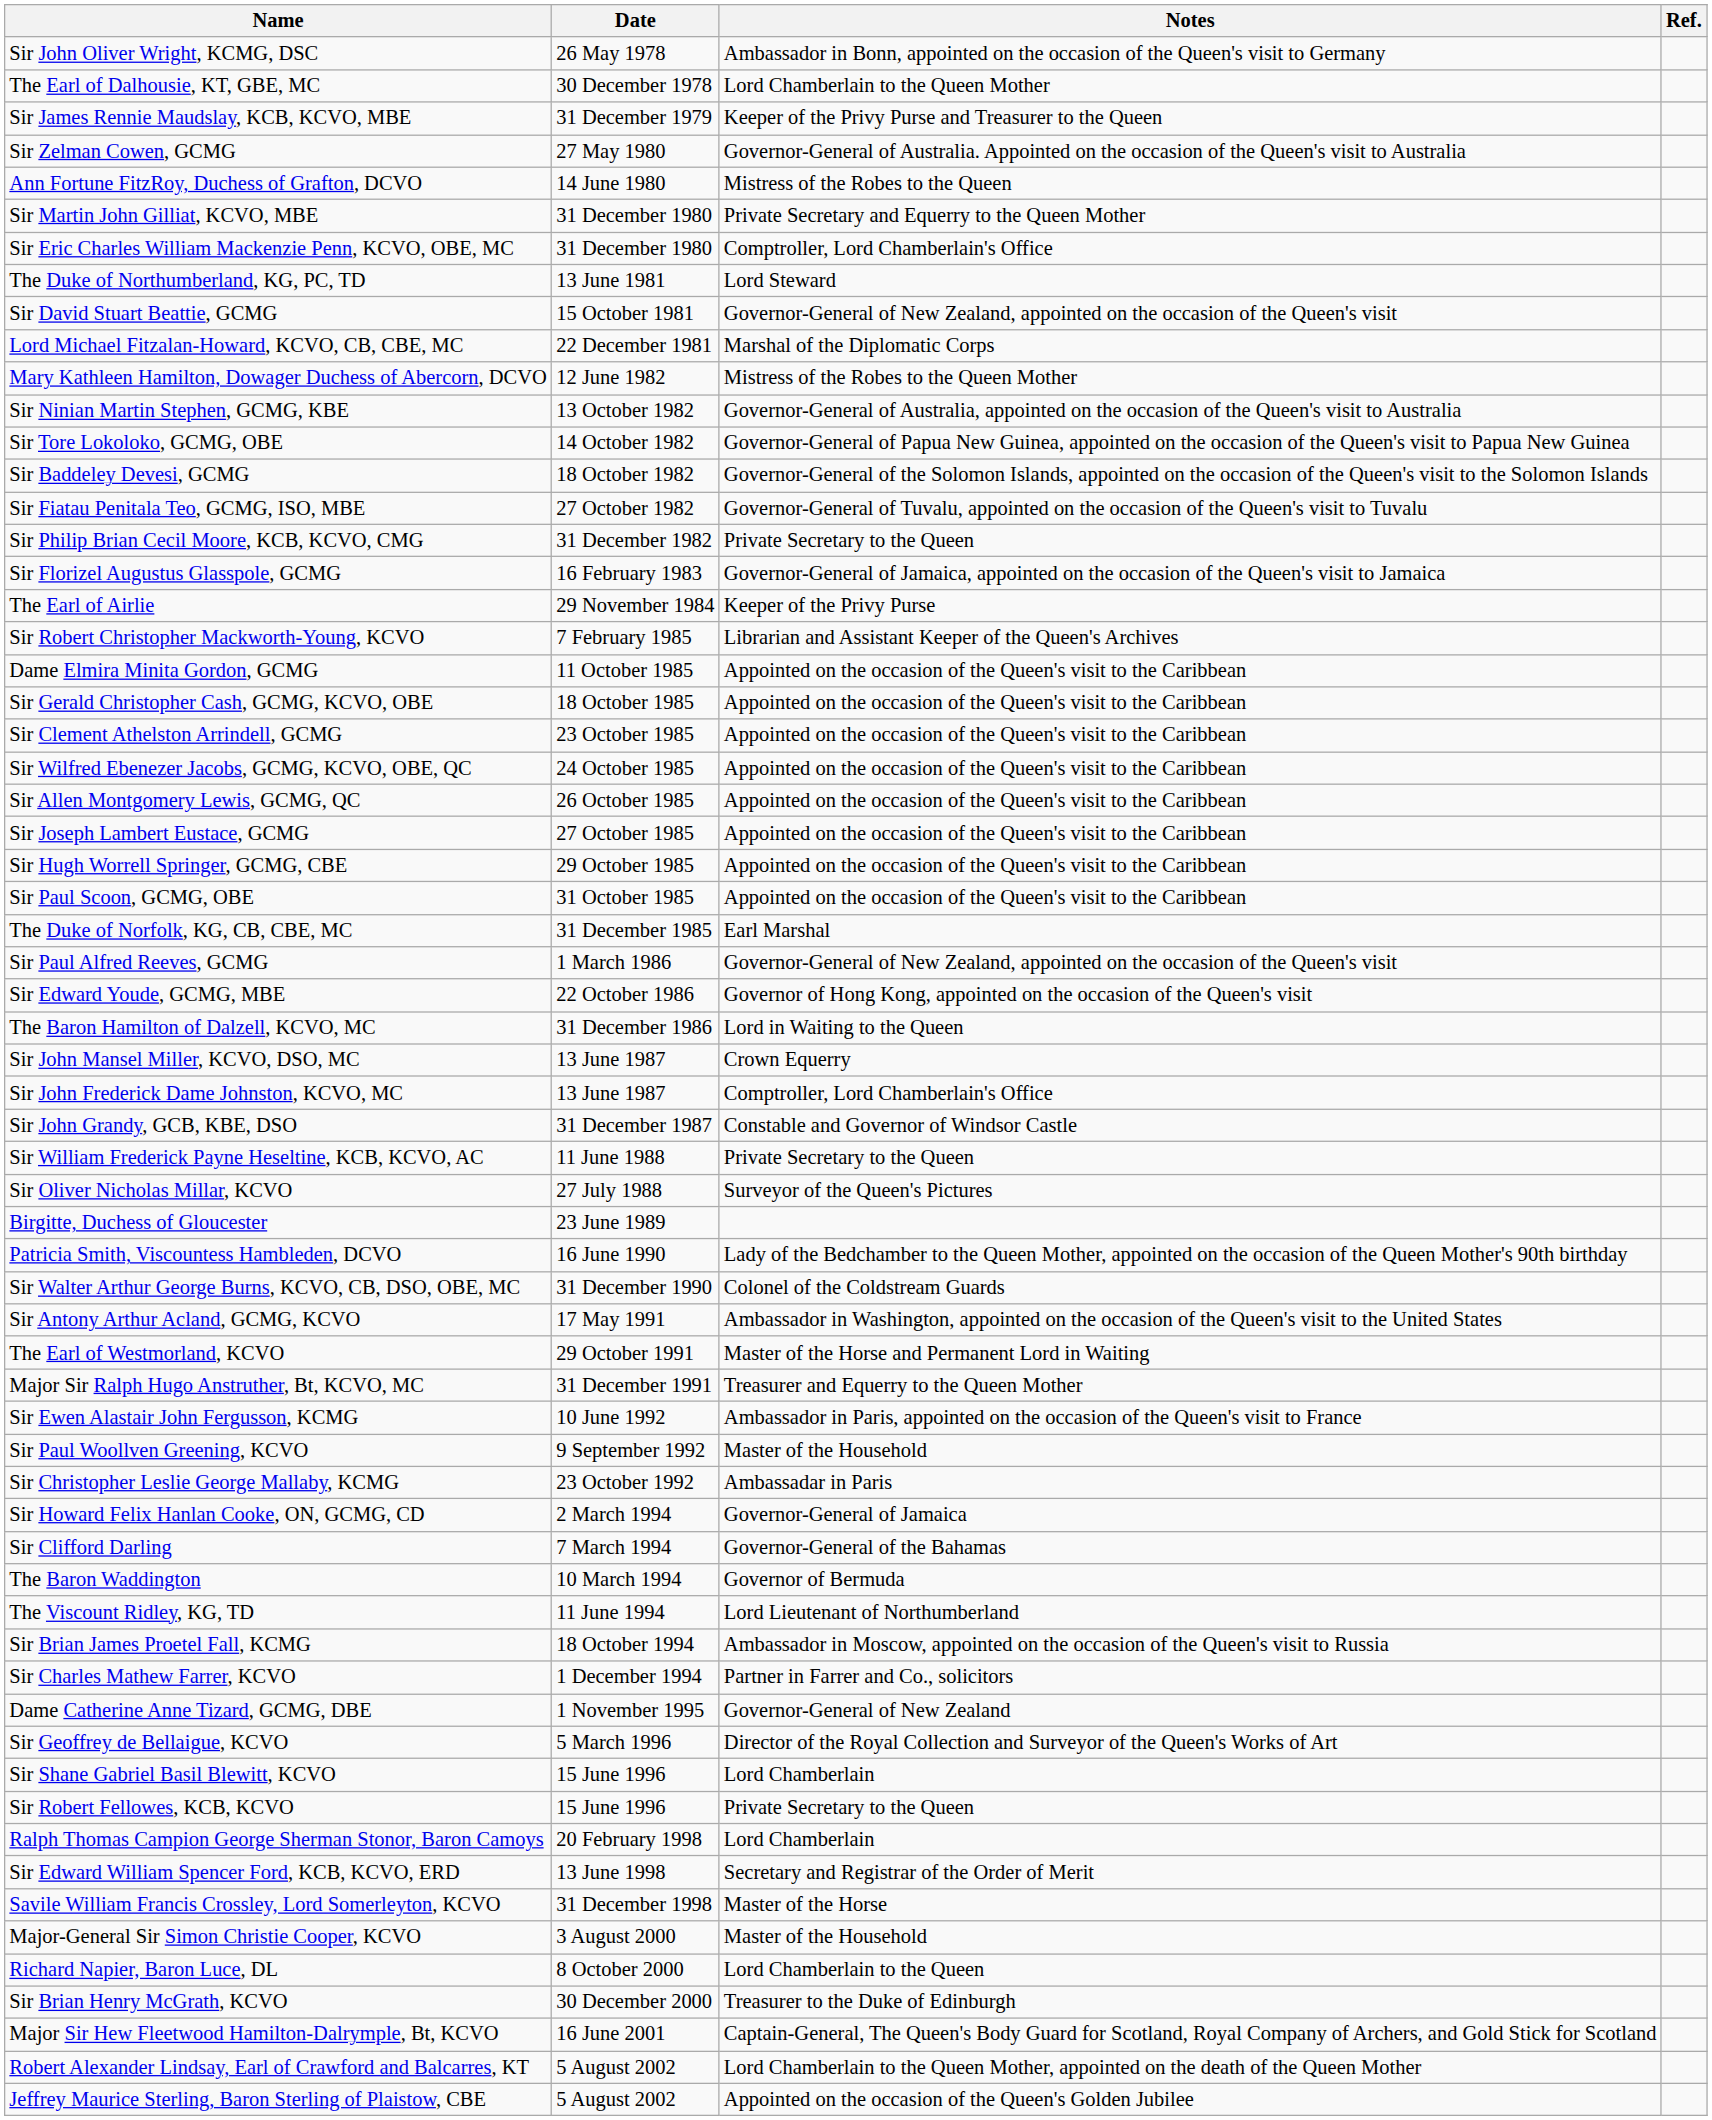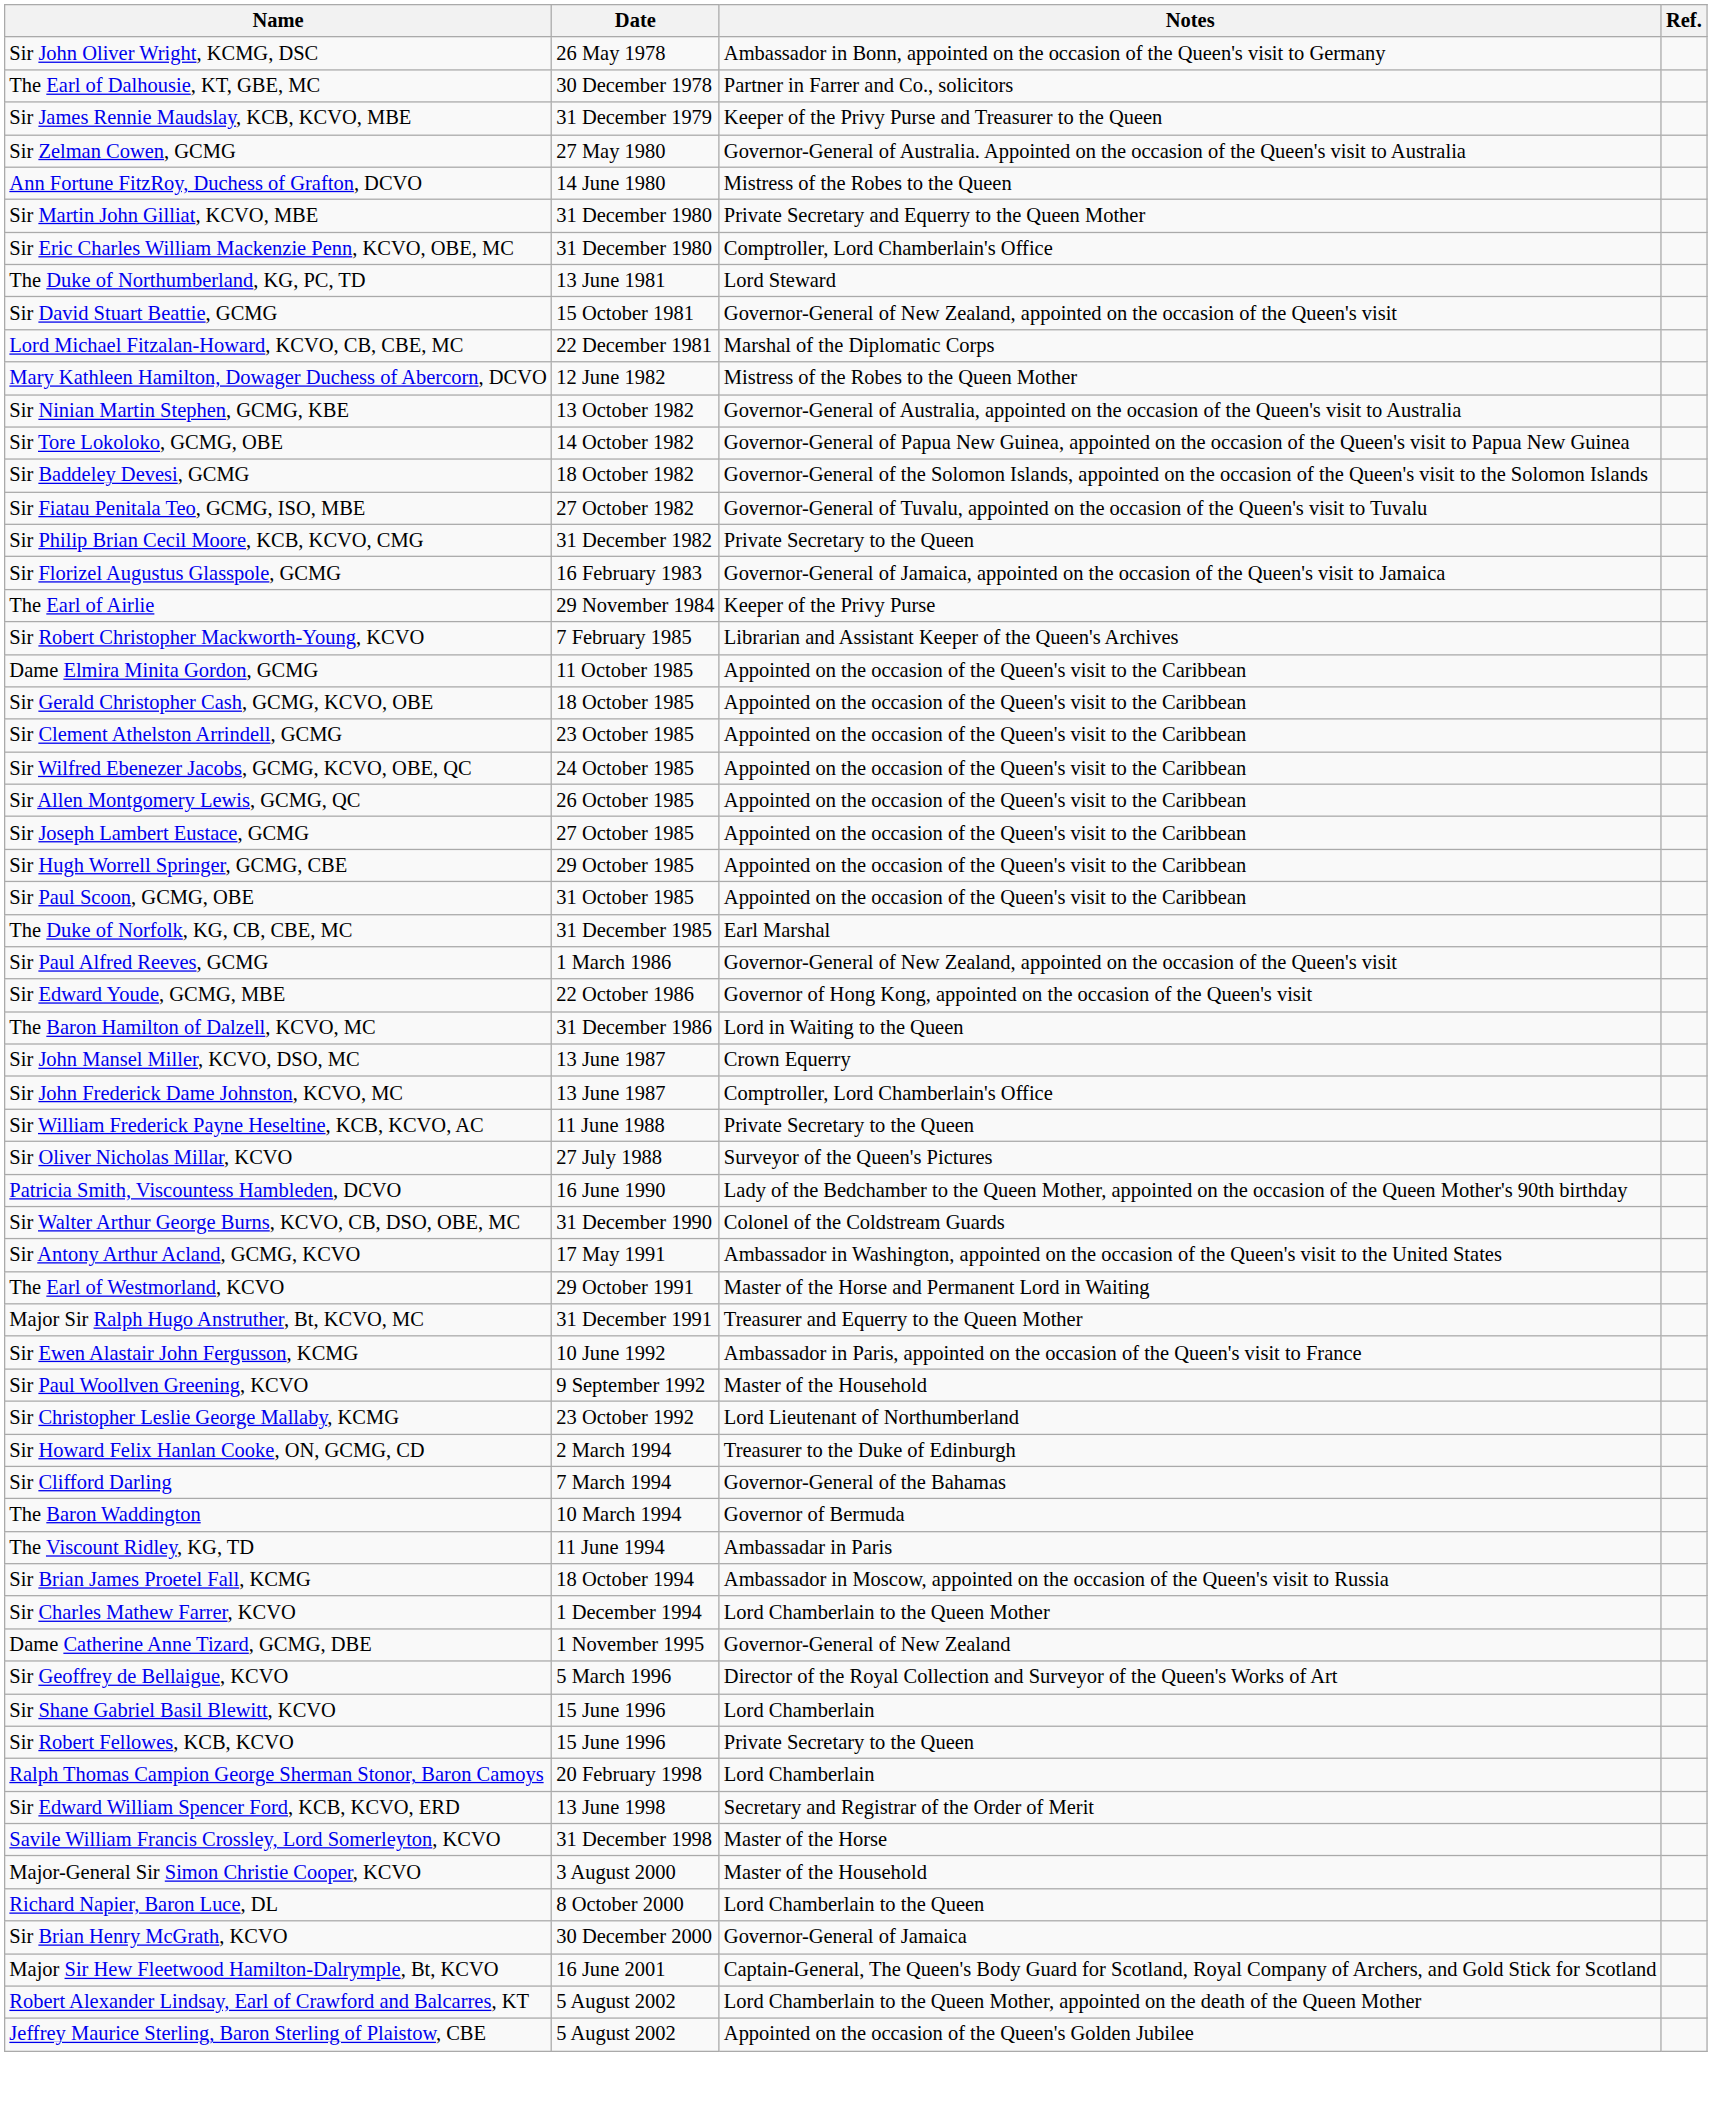(887, 85) Lord Chamberlain to the Queen Mother -> (869, 85) Partner in Farrer and Co., solicitors
- row: (153, 1125)
- row: (138, 1222)
(808, 1482) Ambassadar in Paris -> (871, 1417) Lord Lieutenant of Northumberland
(845, 1514) Governor-General of Jamaica -> (870, 1449) Treasurer to the Duke of Edinburgh
(871, 1612) Lord Lieutenant of Northumberland -> (808, 1547) Ambassadar in Paris
(869, 1677) Partner in Farrer and Co., solicitors -> (887, 1612) Lord Chamberlain to the Queen Mother
(870, 2002) Treasurer to the Duke of Edinburgh -> (845, 1937) Governor-General of Jamaica
